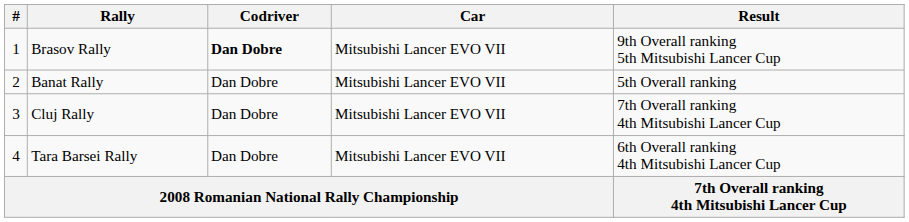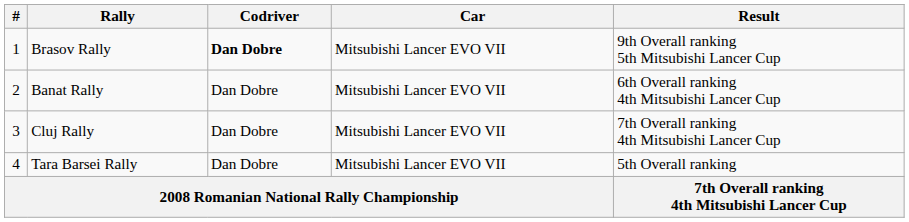(677, 81) 5th Overall ranking -> (699, 90) 6th Overall ranking 4th Mitsubishi Lancer Cup
(699, 155) 6th Overall ranking 4th Mitsubishi Lancer Cup -> (677, 164) 5th Overall ranking
